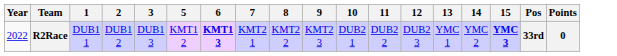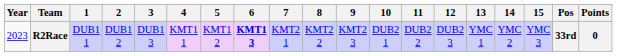+ column: (184, 12)
(17, 36) 2022 -> (17, 36) 2023
(506, 36) bold -> (538, 36) normal
